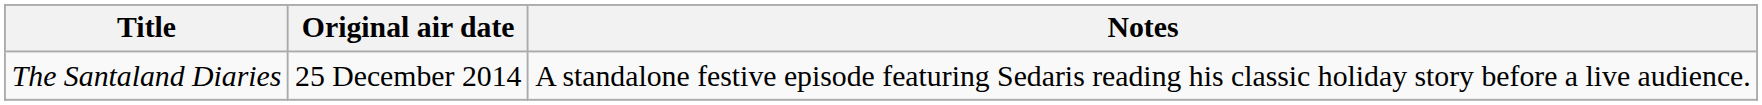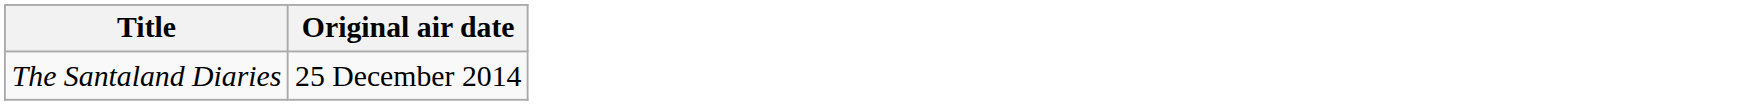- column: (1143, 28)
